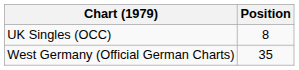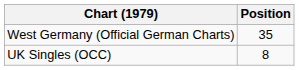rows swapped: (59, 34) <-> (121, 55)
